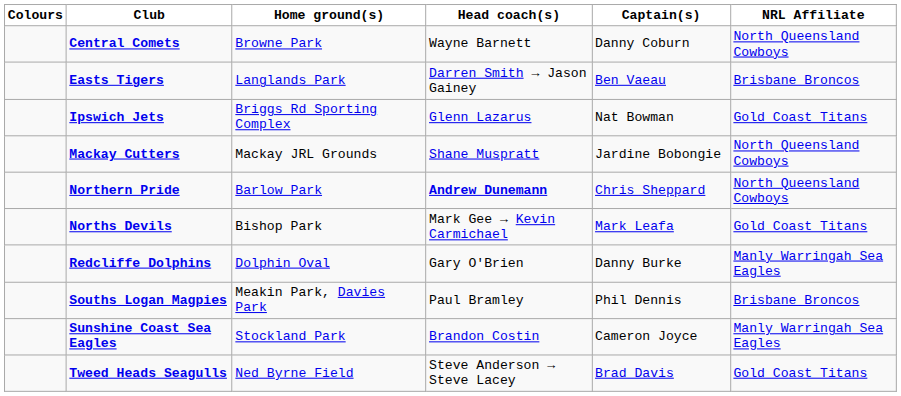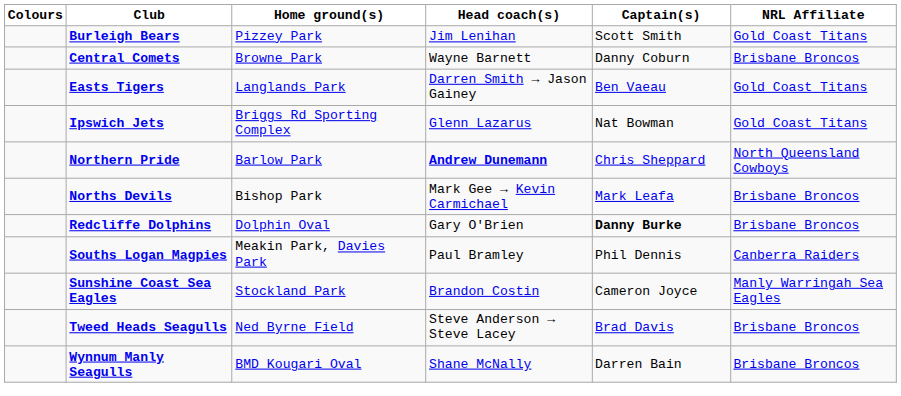+ row: (124, 37)
(796, 44) North Queensland Cowboys -> (796, 58) Brisbane Broncos
(796, 81) Brisbane Broncos -> (800, 87) Gold Coast Titans
- row: (124, 154)
(800, 227) Gold Coast Titans -> (796, 197) Brisbane Broncos
(638, 263) normal -> (638, 226) bold
(808, 263) Manly Warringah Sea Eagles -> (796, 226) Brisbane Broncos
(796, 300) Brisbane Broncos -> (796, 255) Canberra Raiders
(800, 373) Gold Coast Titans -> (796, 328) Brisbane Broncos
+ row: (117, 364)
